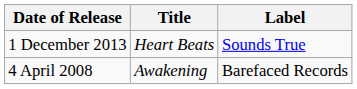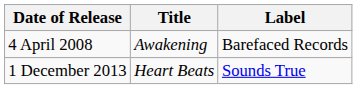rows swapped: (67, 44) <-> (50, 70)
